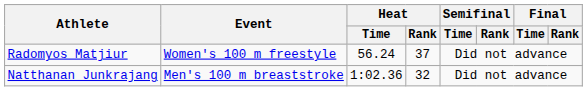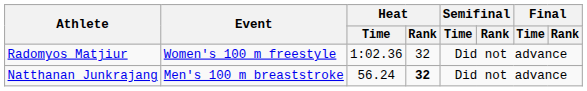(376, 54) 56.24 -> (376, 54) 1:02.36
(423, 54) 37 -> (423, 54) 32
(376, 75) 1:02.36 -> (376, 75) 56.24
(423, 75) normal -> (423, 75) bold
